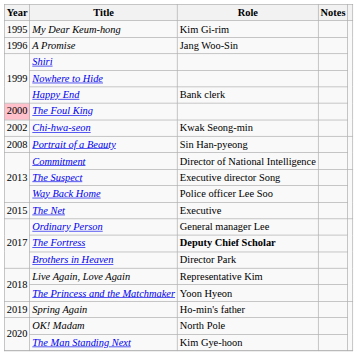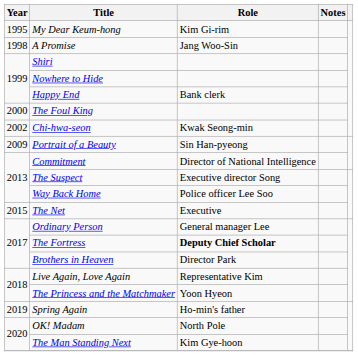(17, 45) 1996 -> (17, 45) 1998
(17, 111) pink background -> (17, 111) no background
(17, 144) 2008 -> (17, 144) 2009
